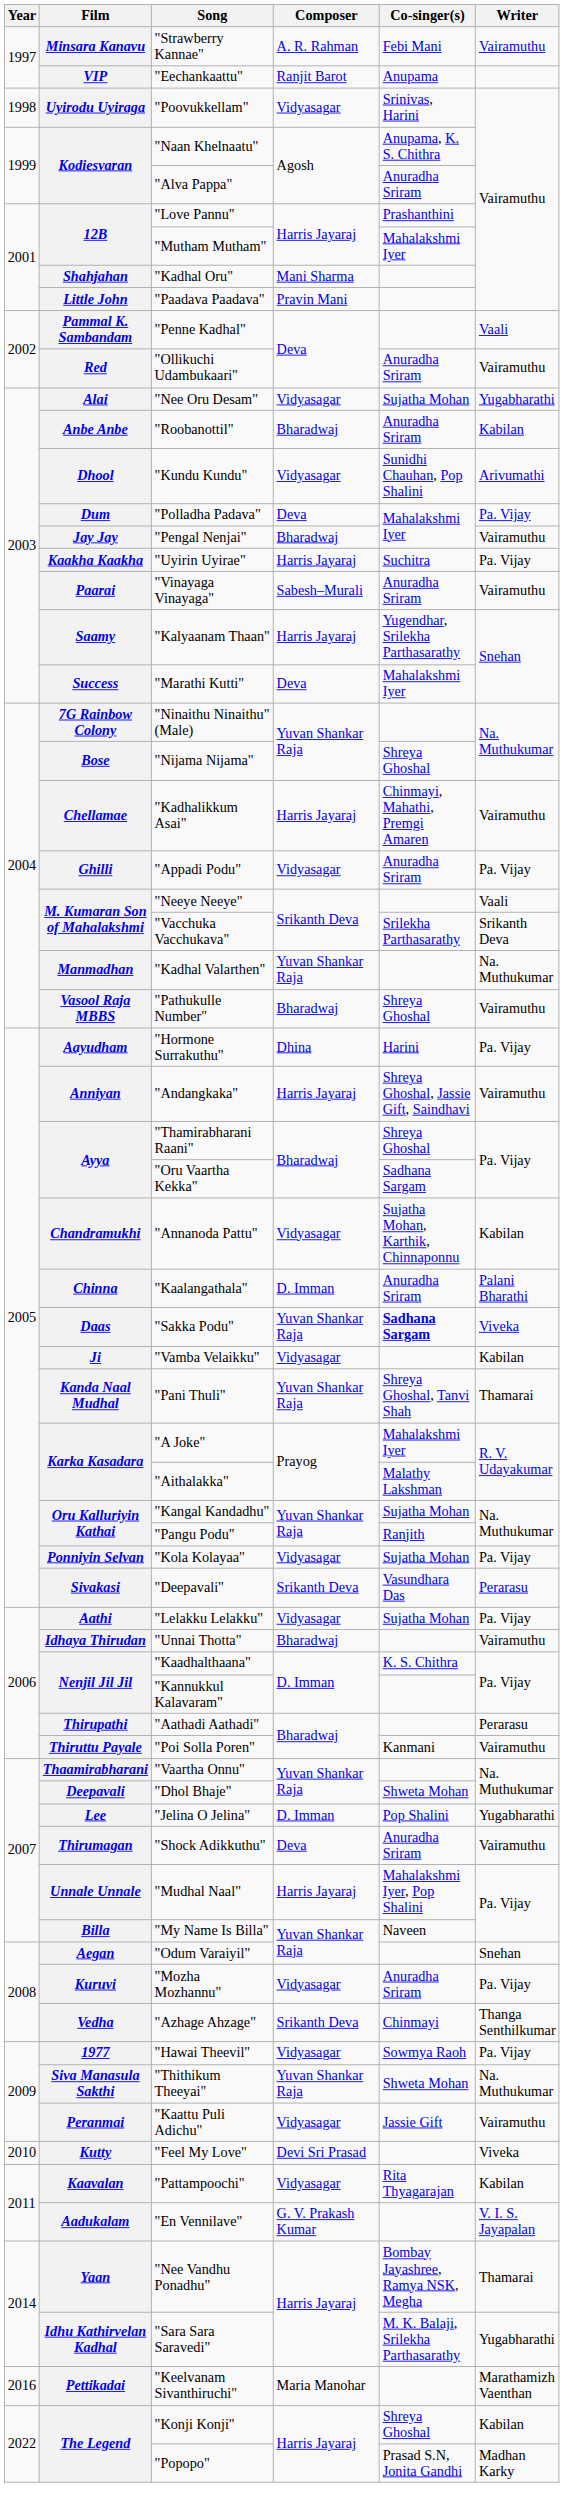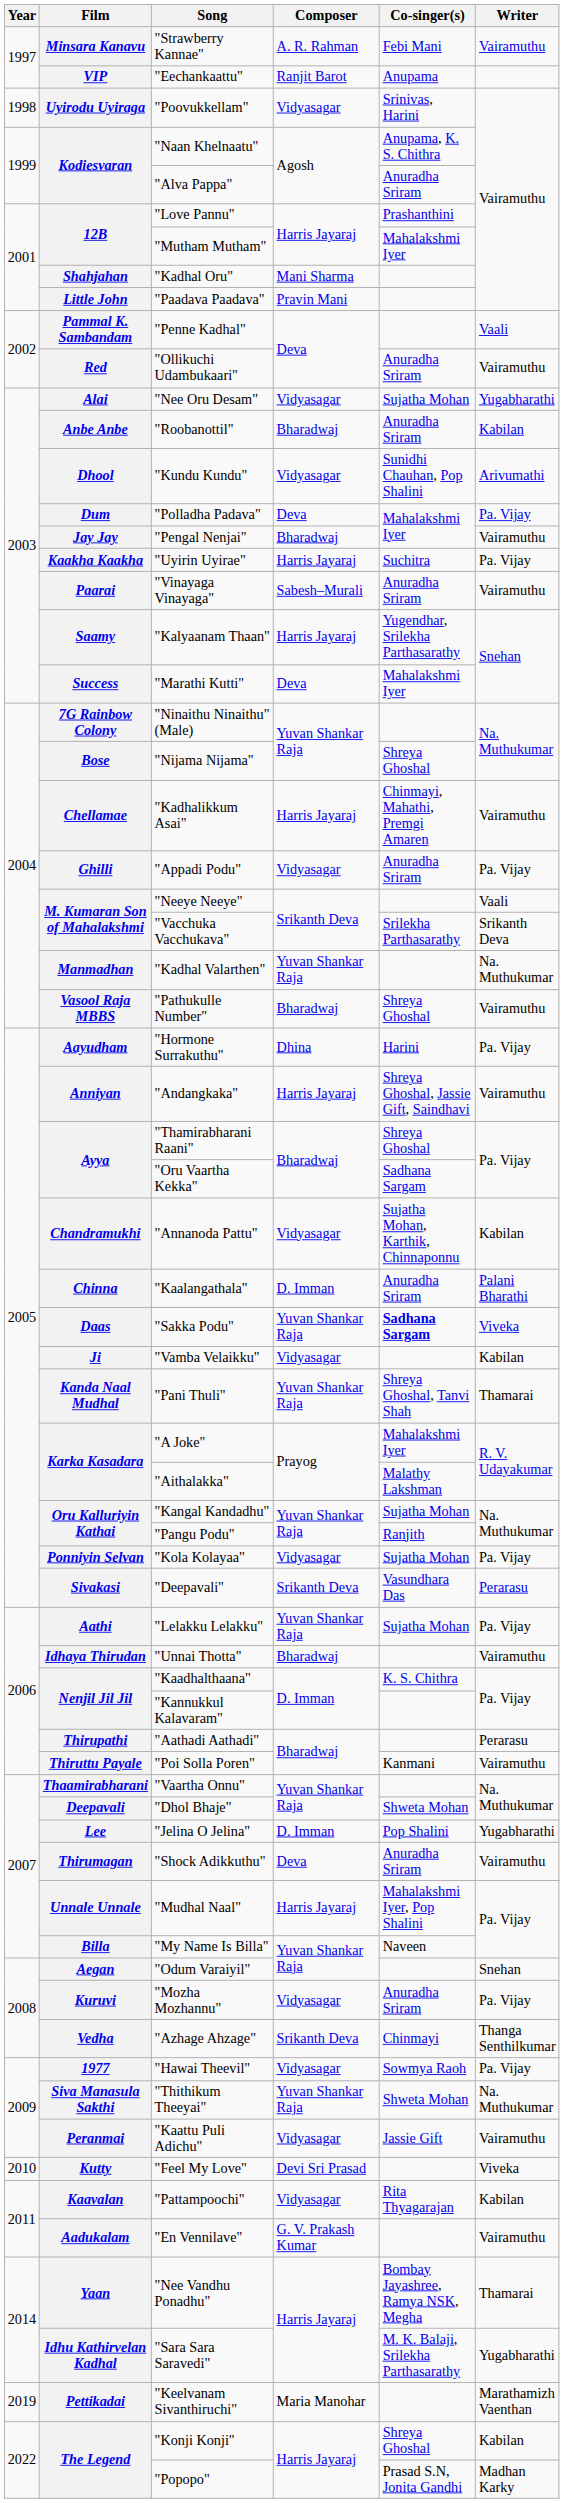(309, 1618) Vidyasagar -> (320, 1626) Yuvan Shankar Raja
(507, 2222) V. I. S. Jayapalan -> (512, 2238) Vairamuthu
(22, 2385) 2016 -> (22, 2401) 2019
